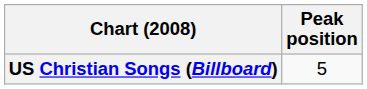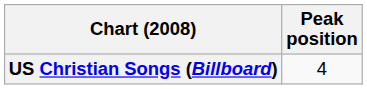(322, 68) 5 -> (322, 68) 4
